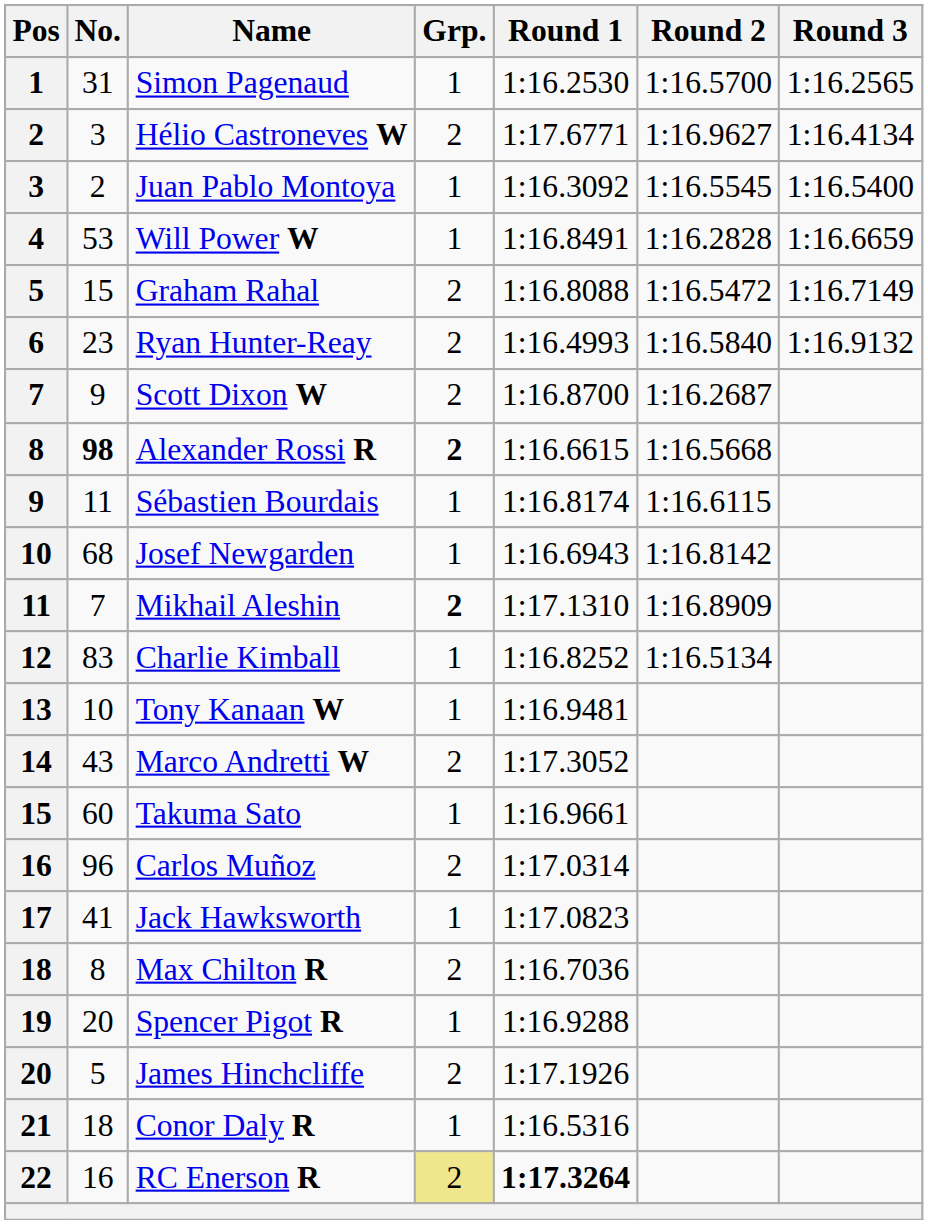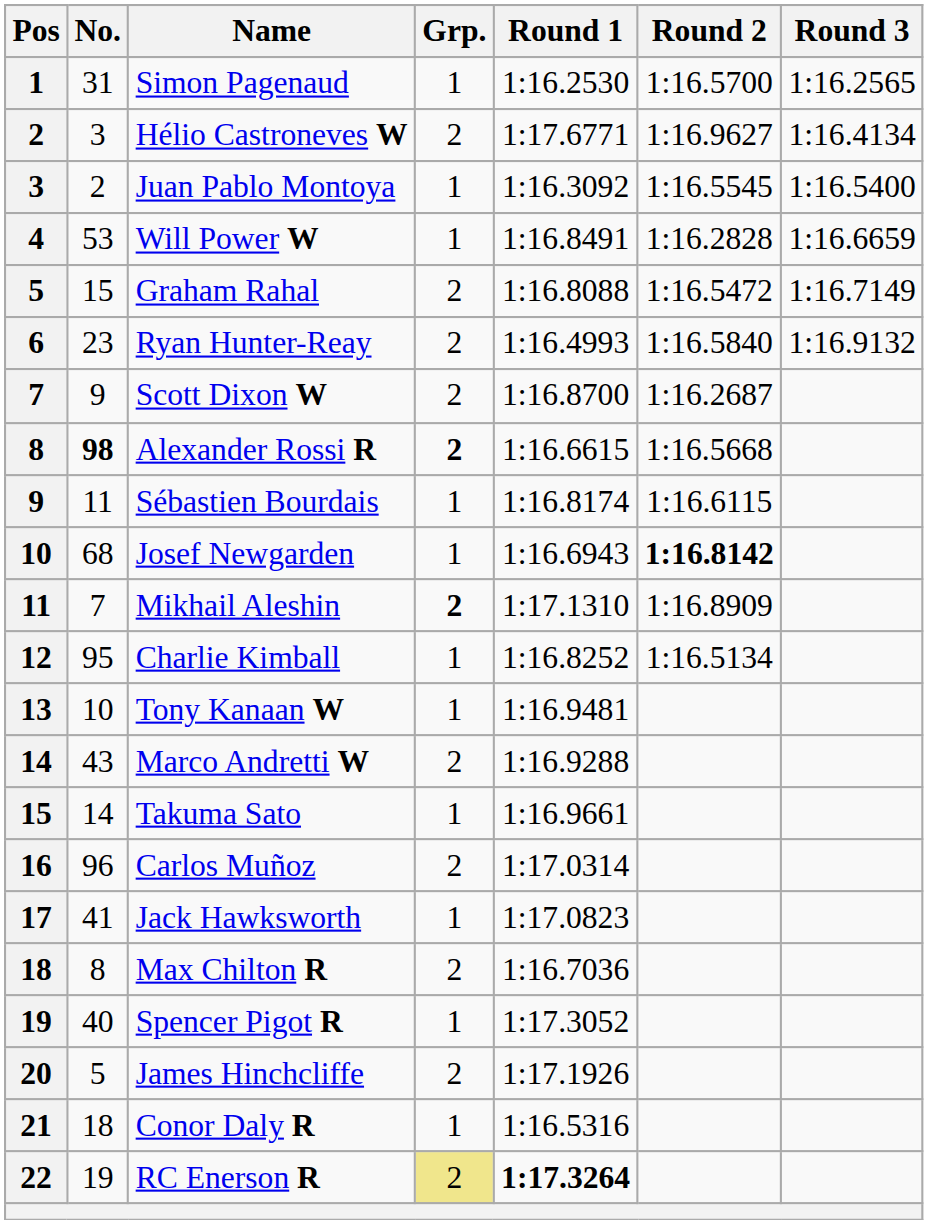(708, 552) normal -> (709, 552) bold
(98, 656) 83 -> (98, 656) 95
(566, 760) 1:17.3052 -> (566, 760) 1:16.9288
(98, 812) 60 -> (98, 812) 14
(98, 1021) 20 -> (98, 1021) 40
(566, 1021) 1:16.9288 -> (566, 1021) 1:17.3052
(98, 1177) 16 -> (98, 1177) 19
